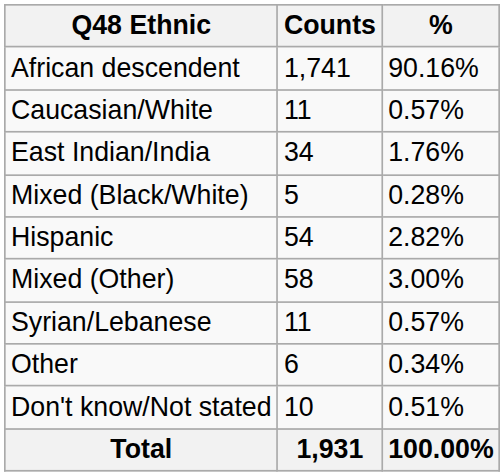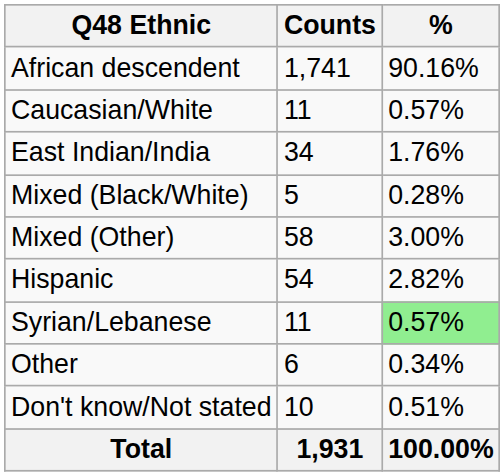rows swapped: (93, 279) <-> (62, 237)
(426, 322) no background -> (426, 322) lightgreen background
